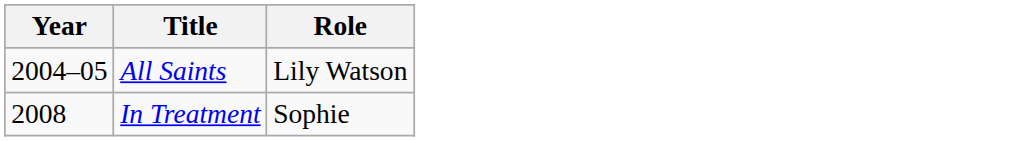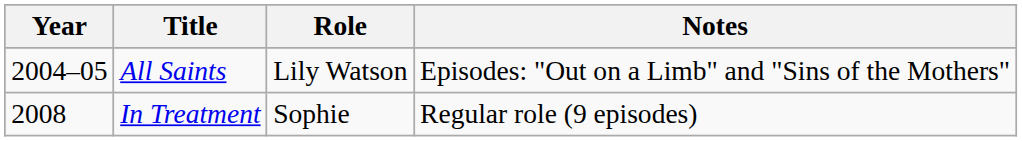+ column: (715, 26)
